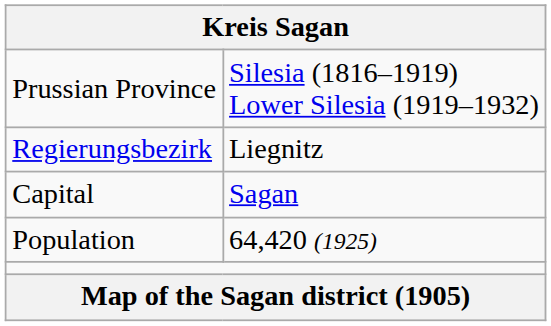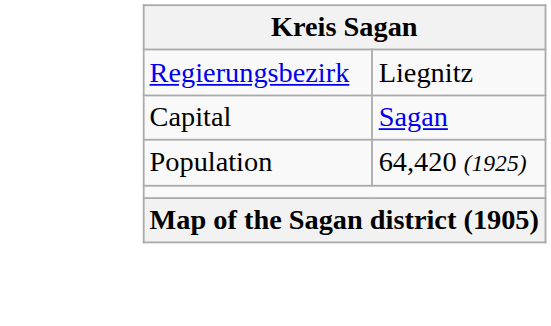- row: (114, 88)
